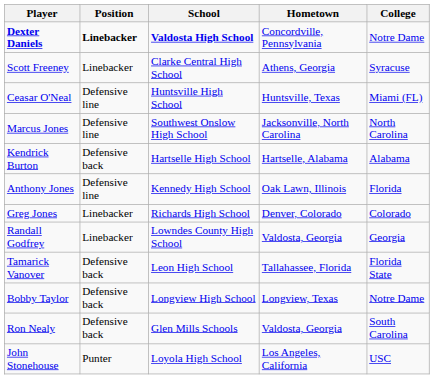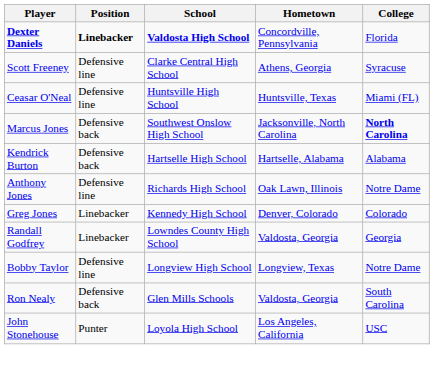(397, 37) Notre Dame -> (382, 37) Florida
(107, 67) Linebacker -> (101, 67) Defensive line
(105, 128) Defensive line -> (101, 128) Defensive back
(389, 128) normal -> (386, 128) bold
(201, 189) Kennedy High School -> (197, 189) Richards High School
(385, 189) Florida -> (393, 189) Notre Dame
(201, 213) Richards High School -> (197, 213) Kennedy High School
- row: (28, 267)
(105, 298) Defensive back -> (101, 267) Defensive line
